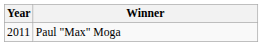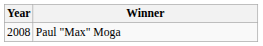(19, 32) 2011 -> (19, 32) 2008
